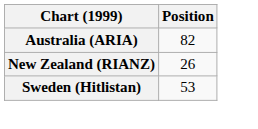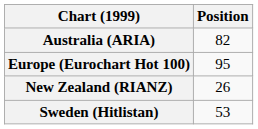+ row: (99, 64)
